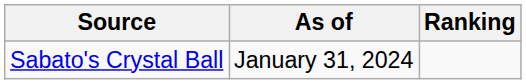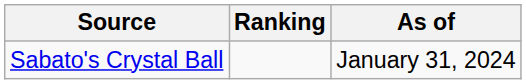columns swapped: (470, 22) <-> (324, 22)
